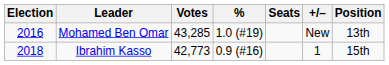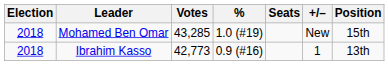(30, 32) 2016 -> (30, 32) 2018
(358, 32) 13th -> (358, 32) 15th
(358, 51) 15th -> (358, 51) 13th
